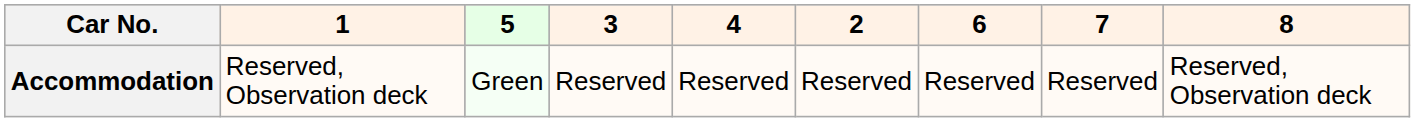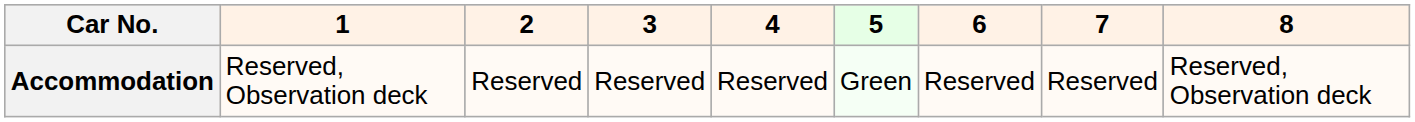columns swapped: (857, 25) <-> (507, 25)
